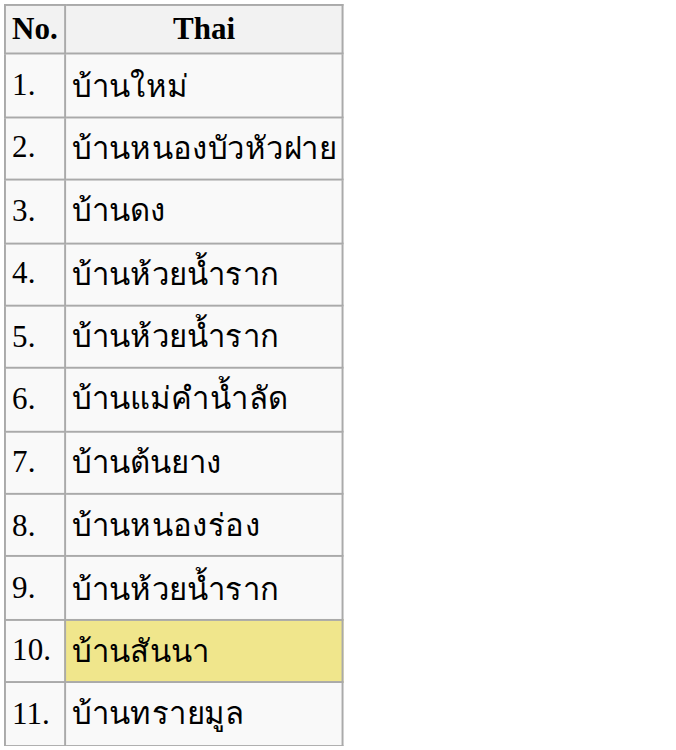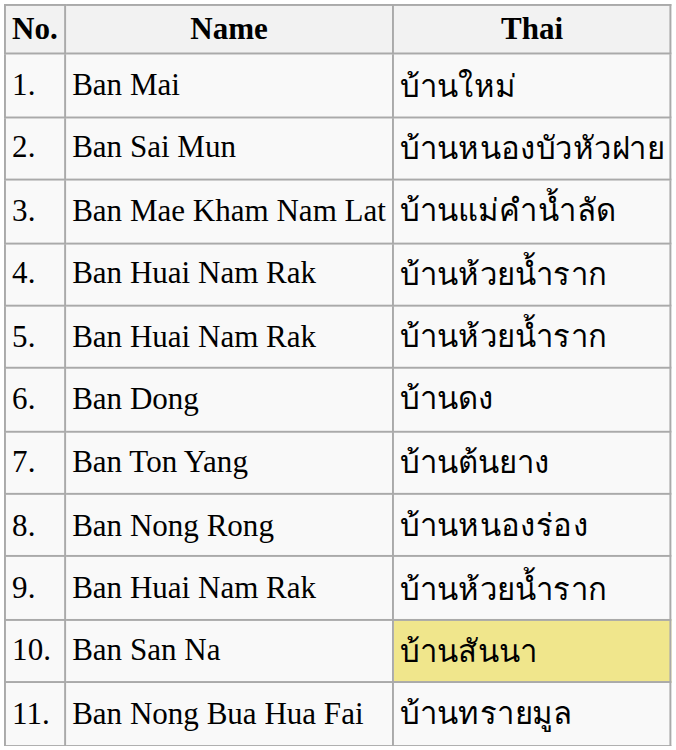+ column: (229, 29)
(119, 211) บ้านดง -> (508, 211) บ้านแม่คำน้ำลัด
(180, 400) บ้านแม่คำน้ำลัด -> (447, 400) บ้านดง
